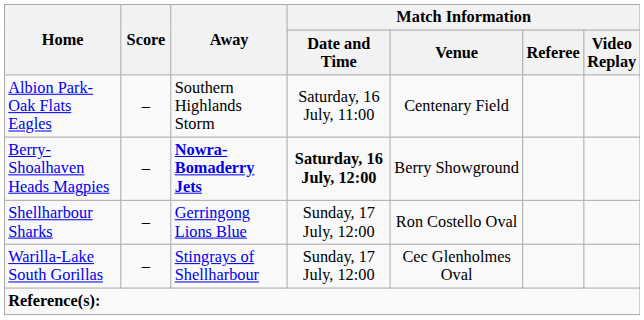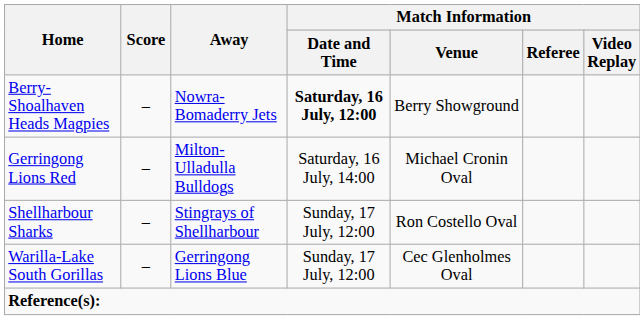- row: (51, 105)
(215, 168) bold -> (226, 105) normal
+ row: (46, 168)
(212, 221) Gerringong Lions Blue -> (217, 221) Stingrays of Shellharbour
(217, 266) Stingrays of Shellharbour -> (212, 266) Gerringong Lions Blue
